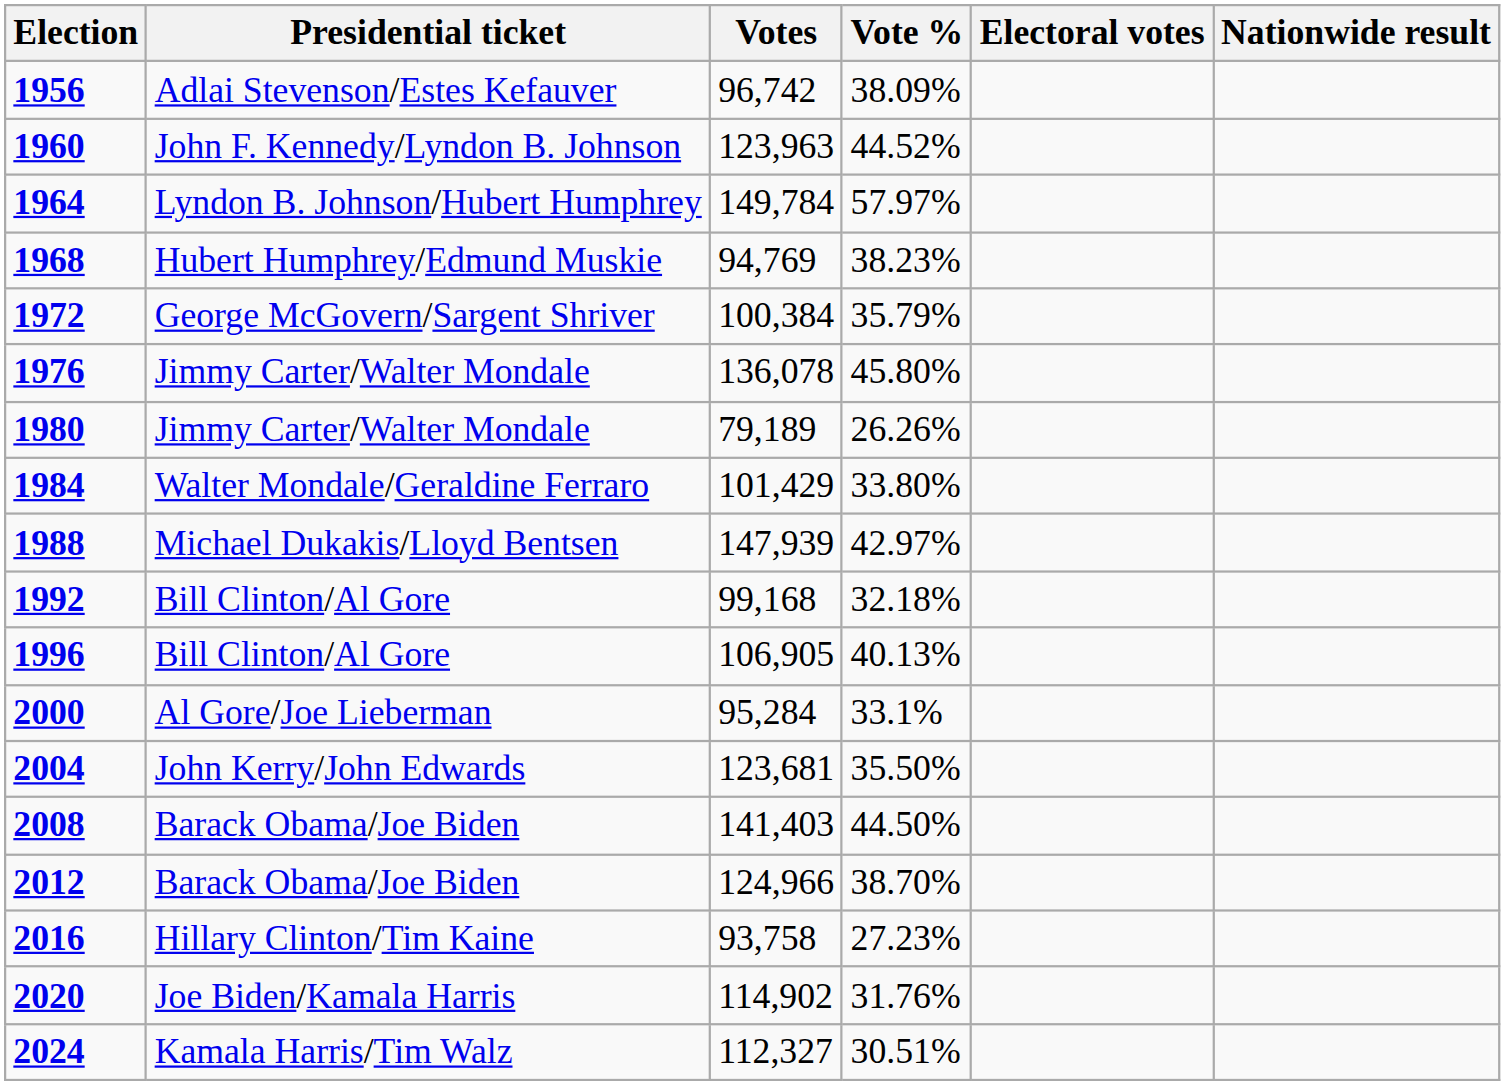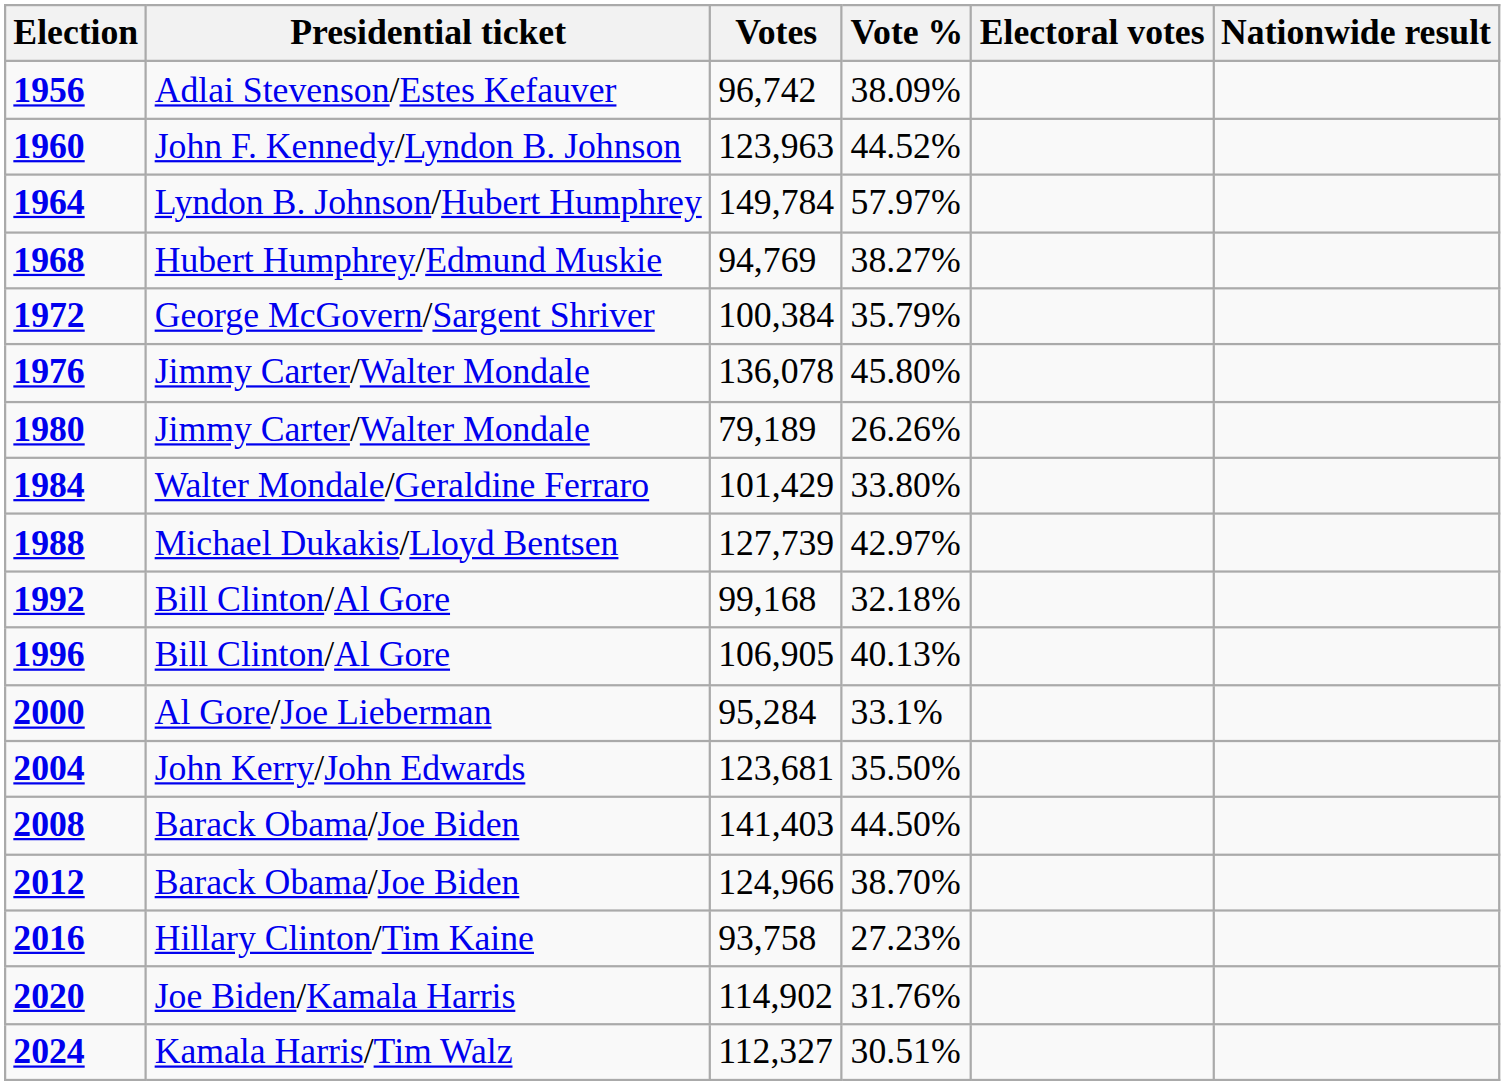(906, 259) 38.23% -> (906, 259) 38.27%
(776, 542) 147,939 -> (776, 542) 127,739
